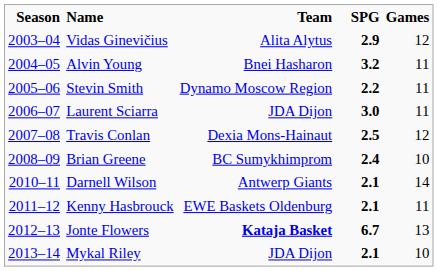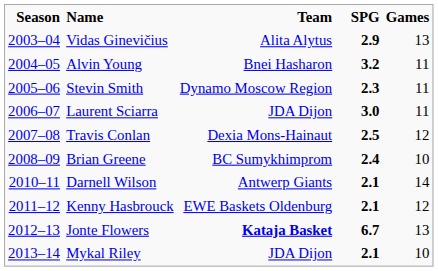(422, 40) 12 -> (422, 40) 13
(370, 87) 2.2 -> (370, 87) 2.3
(422, 206) 11 -> (422, 206) 12
